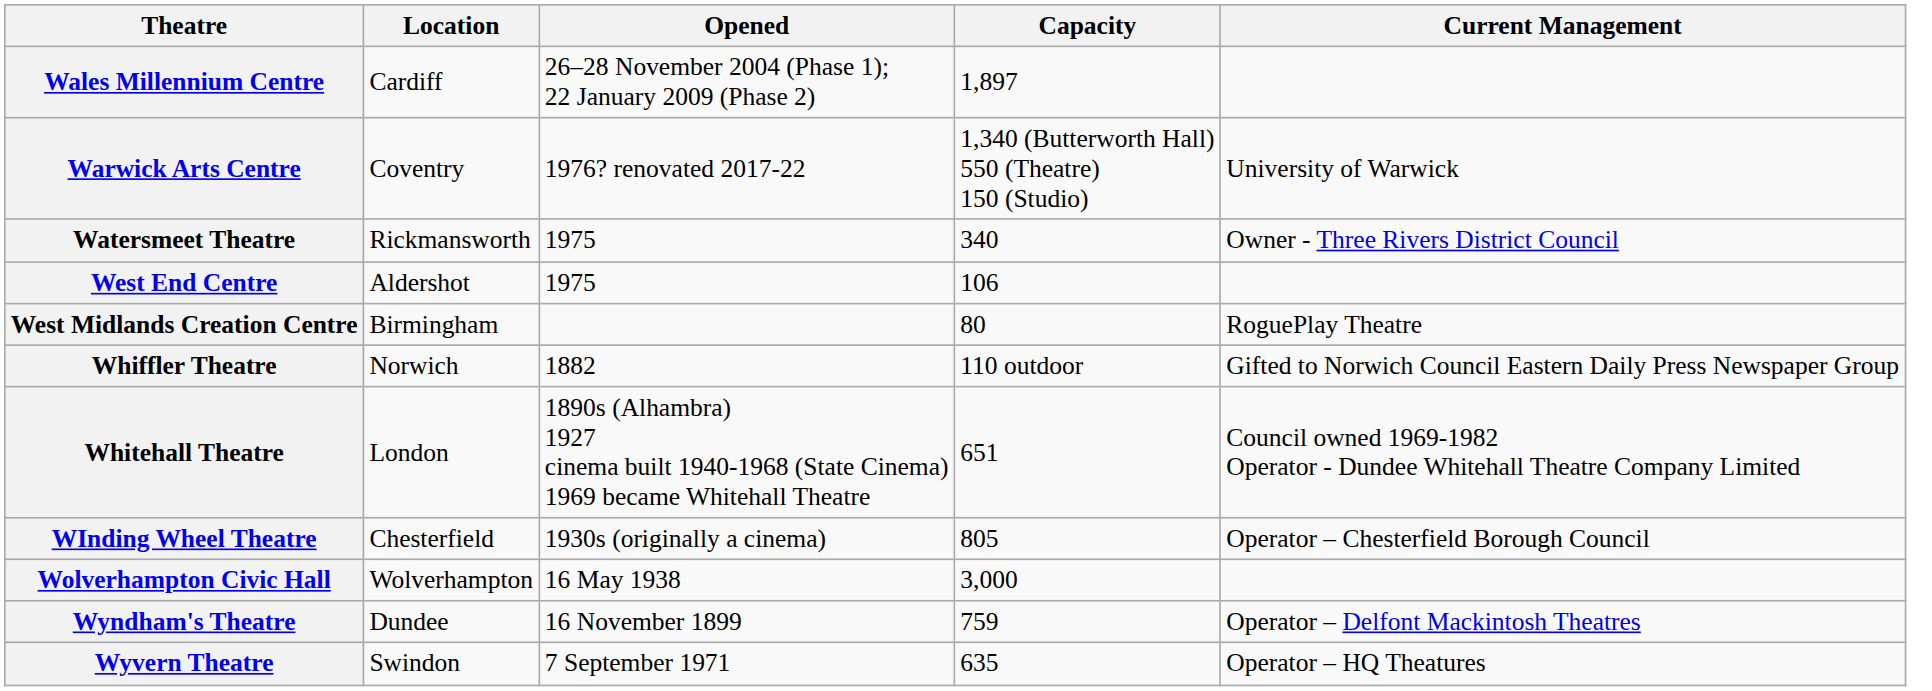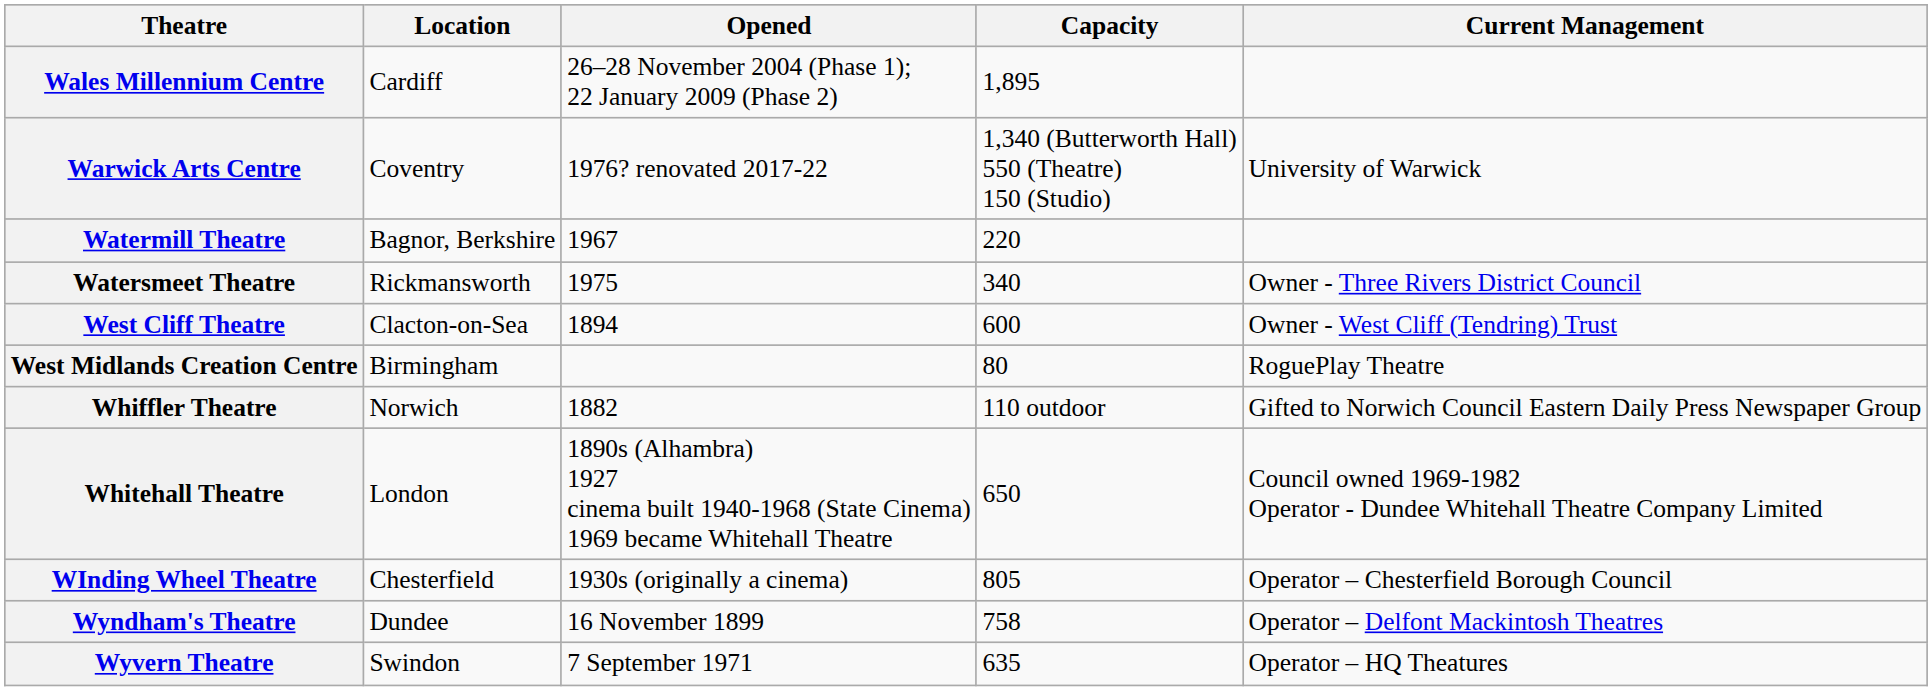(989, 82) 1,897 -> (1011, 82) 1,895
+ row: (184, 240)
+ row: (184, 323)
- row: (184, 282)
(979, 452) 651 -> (1002, 493) 650
- row: (184, 580)
(979, 622) 759 -> (1002, 622) 758
